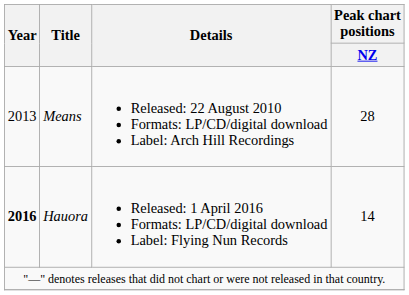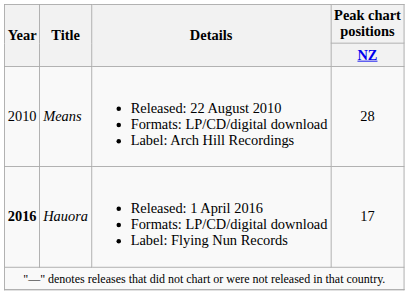(22, 116) 2013 -> (22, 116) 2010
(367, 216) 14 -> (367, 216) 17
